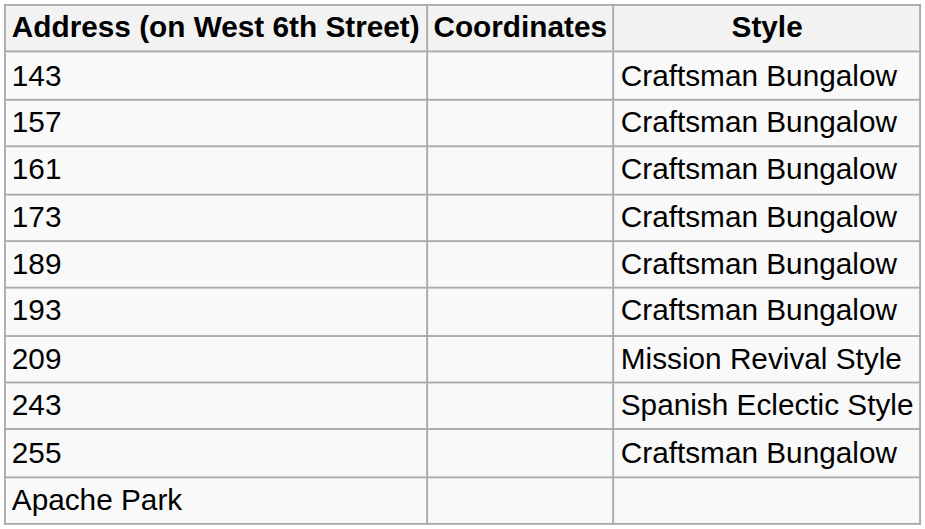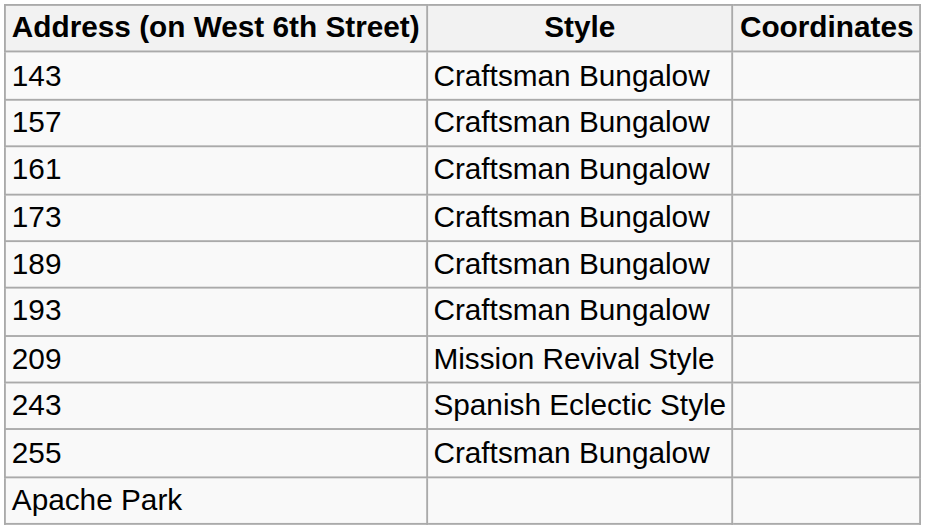columns swapped: (767, 28) <-> (520, 28)
